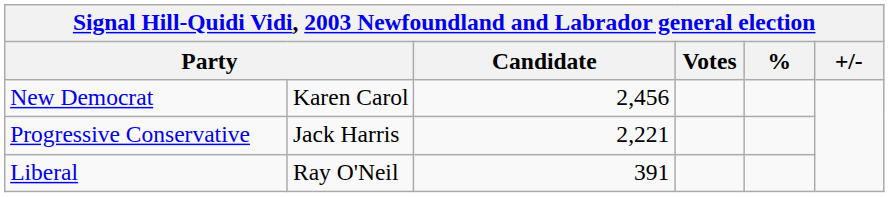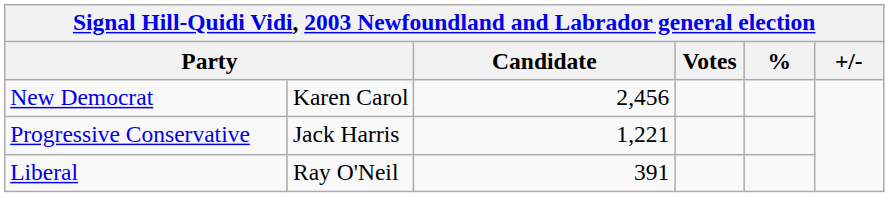(643, 135) 2,221 -> (643, 135) 1,221
